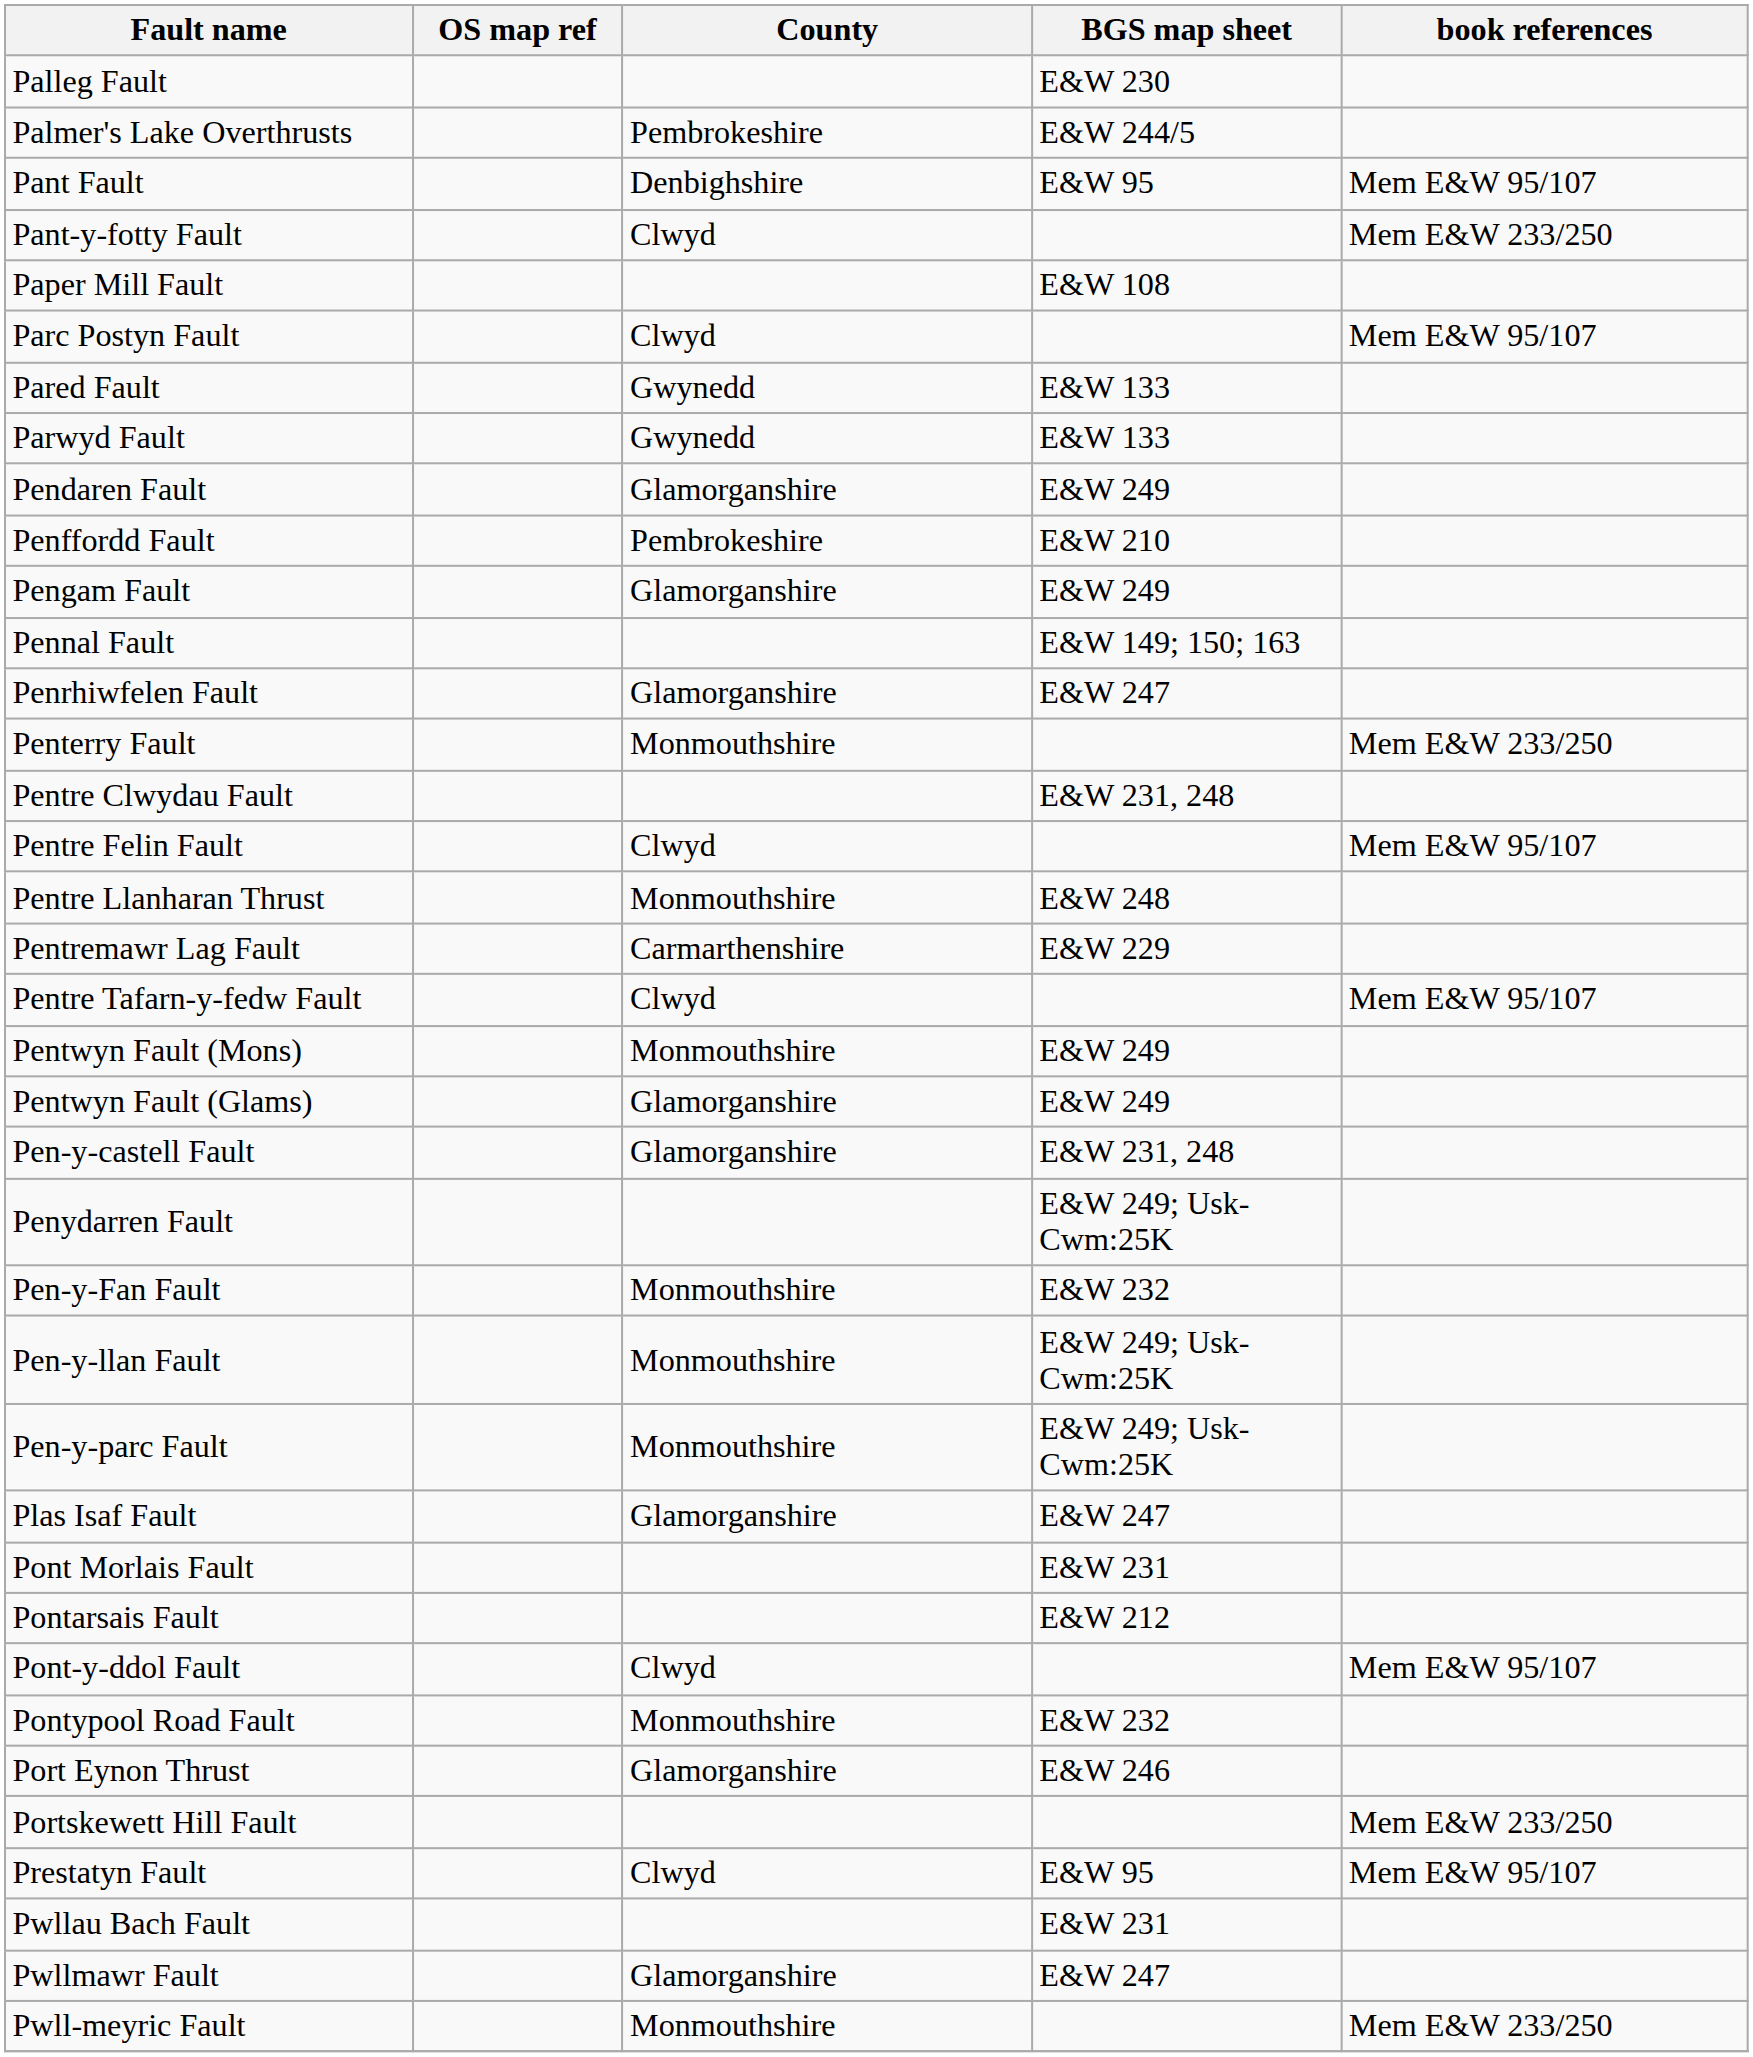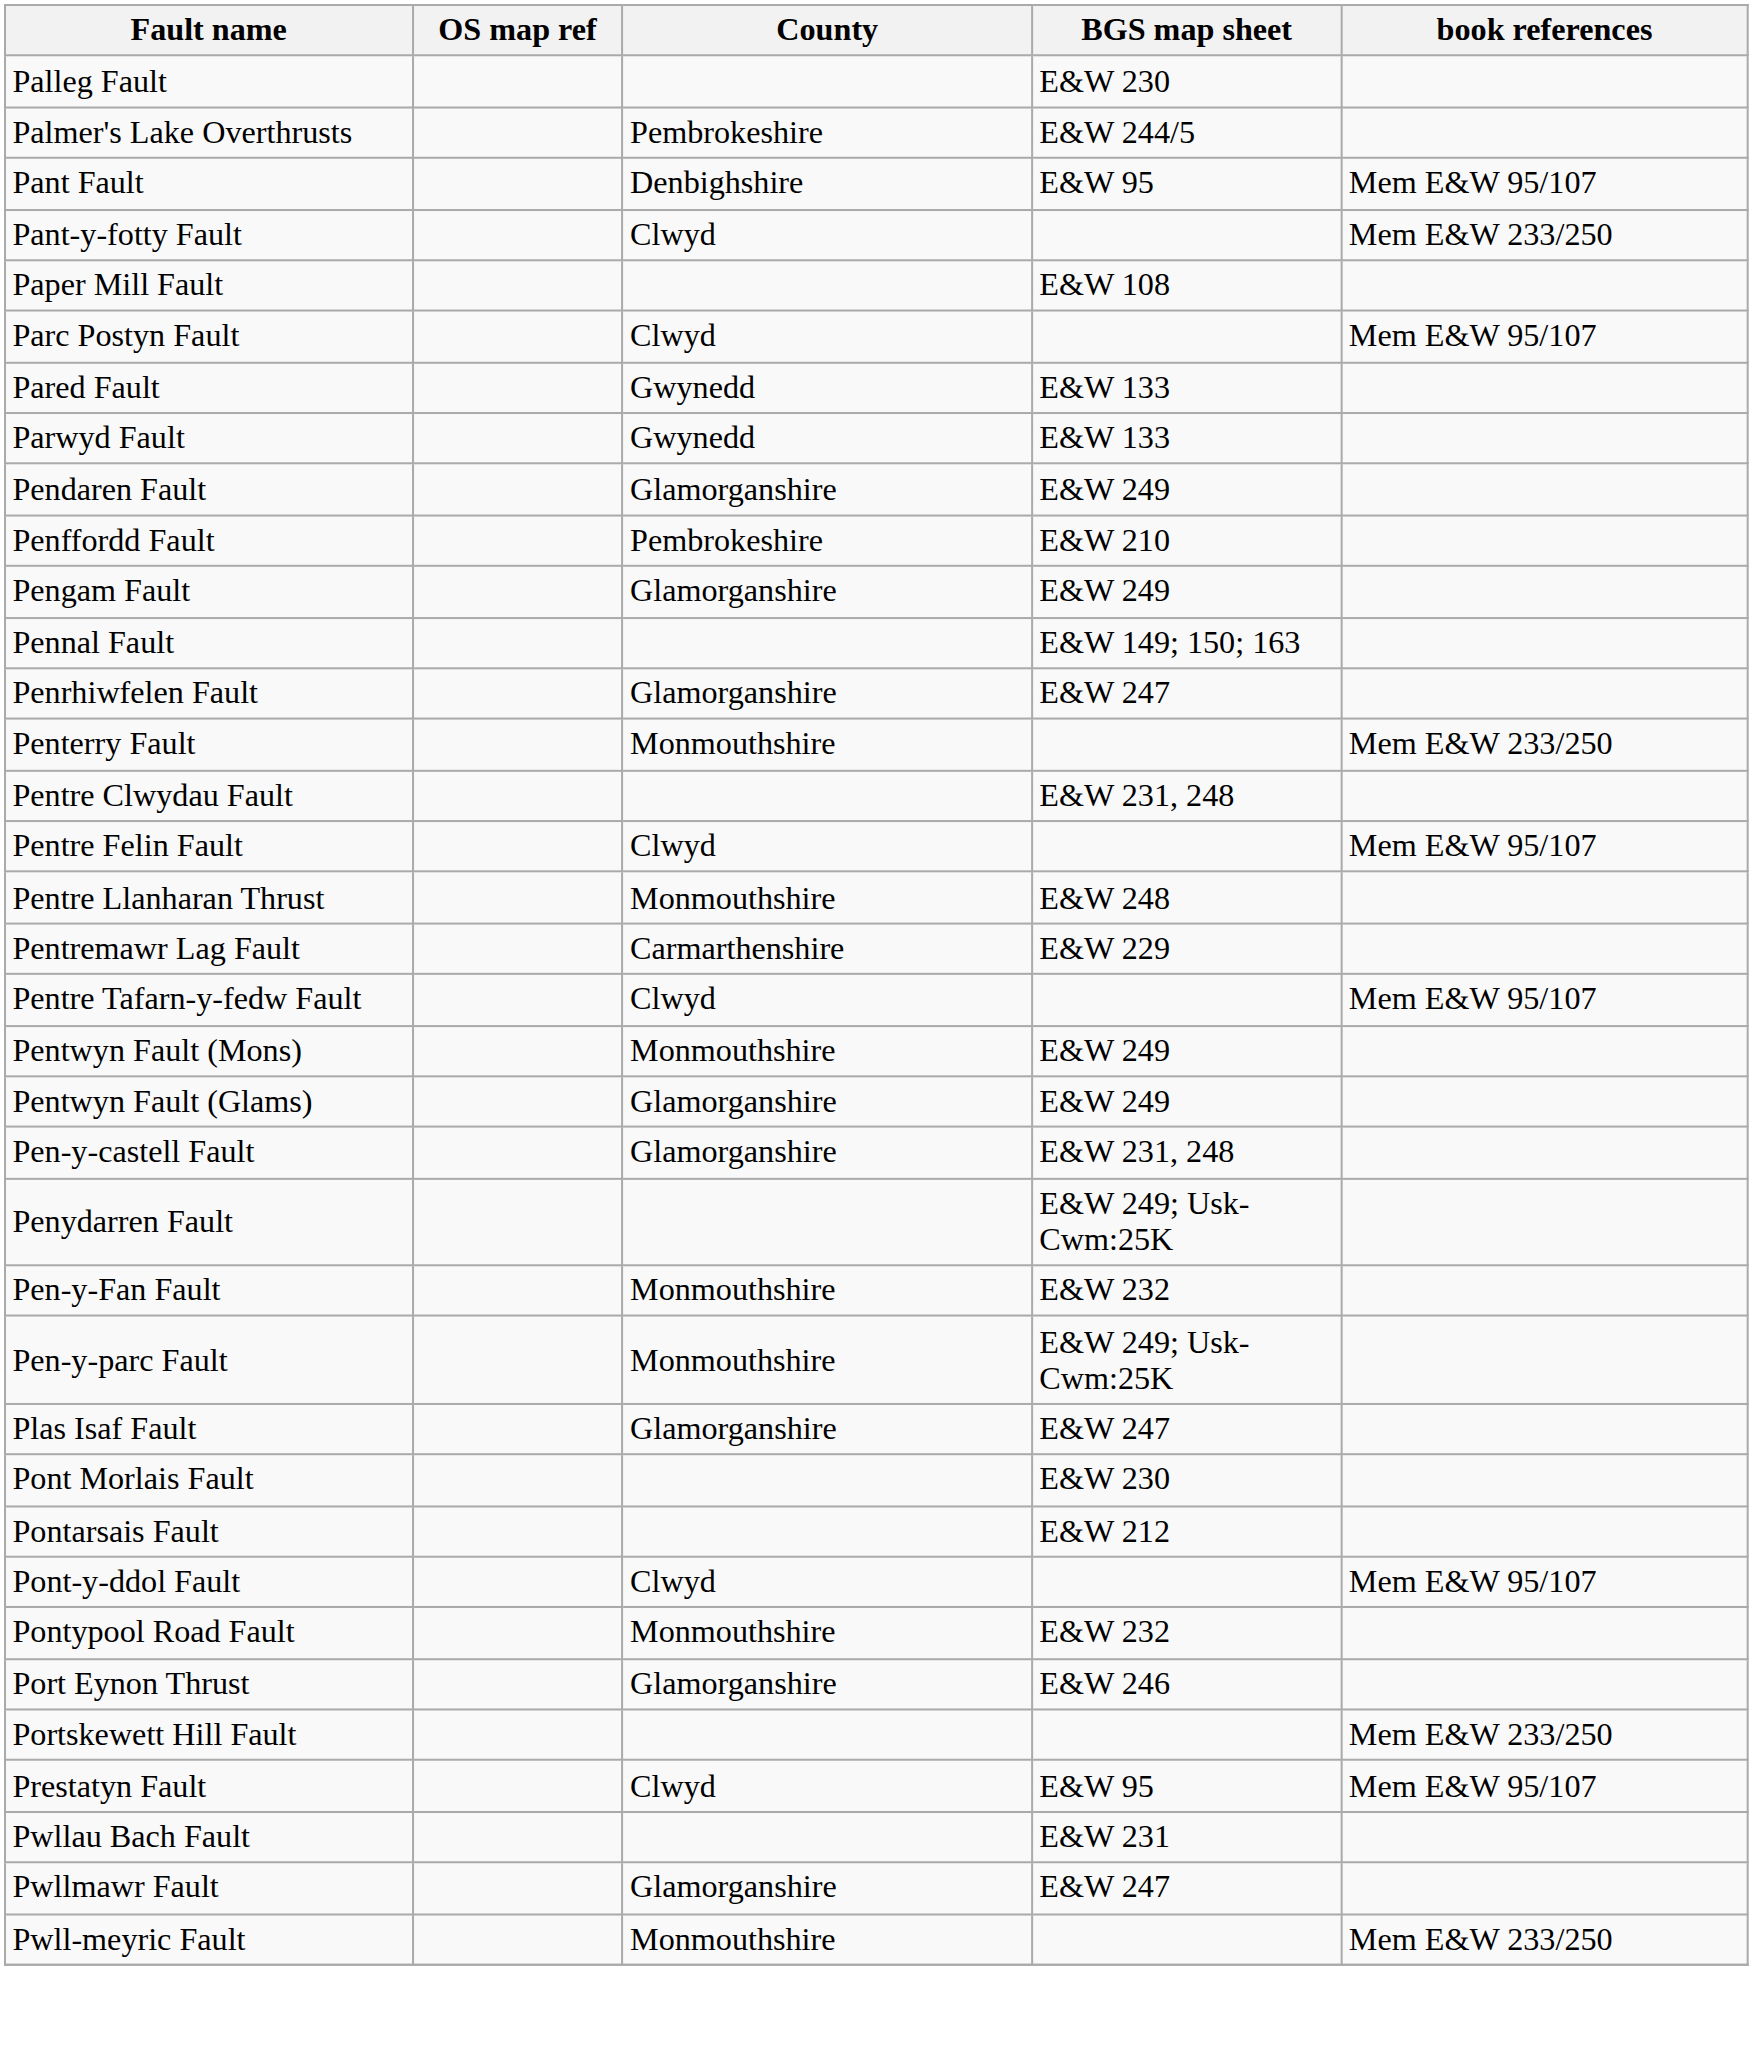- row: (116, 1359)
(1105, 1566) E&W 231 -> (1105, 1479) E&W 230
